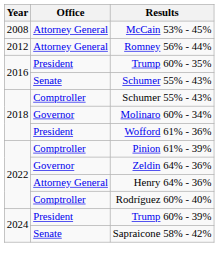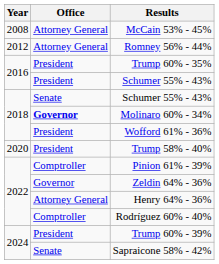(47, 81) Senate -> (53, 81) President
(59, 98) Comptroller -> (47, 98) Senate
(54, 115) normal -> (56, 115) bold
+ row: (18, 149)
